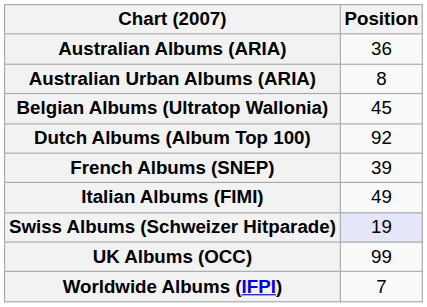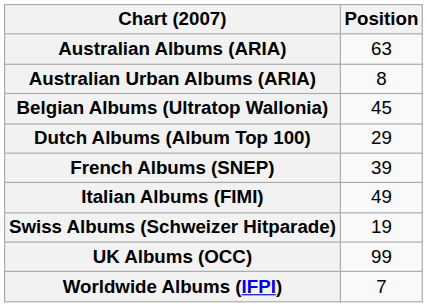(381, 49) 36 -> (381, 49) 63
(381, 138) 92 -> (381, 138) 29
(381, 227) lavender background -> (381, 227) no background
